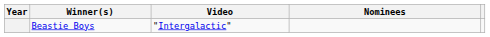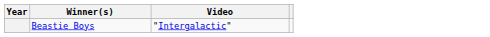- column: (385, 11)
